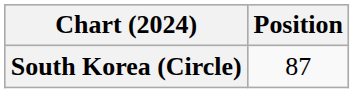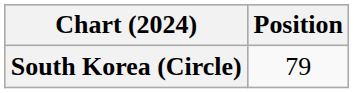(298, 66) 87 -> (298, 66) 79
